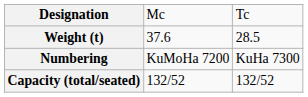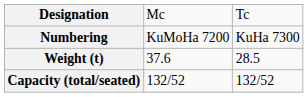rows swapped: (74, 59) <-> (74, 37)
